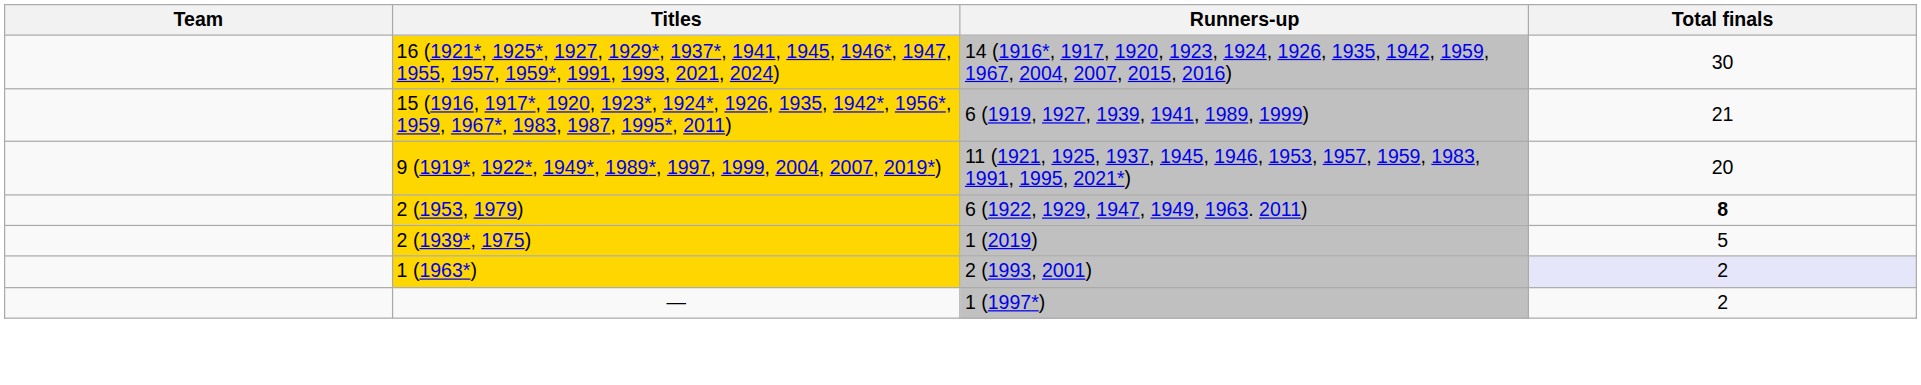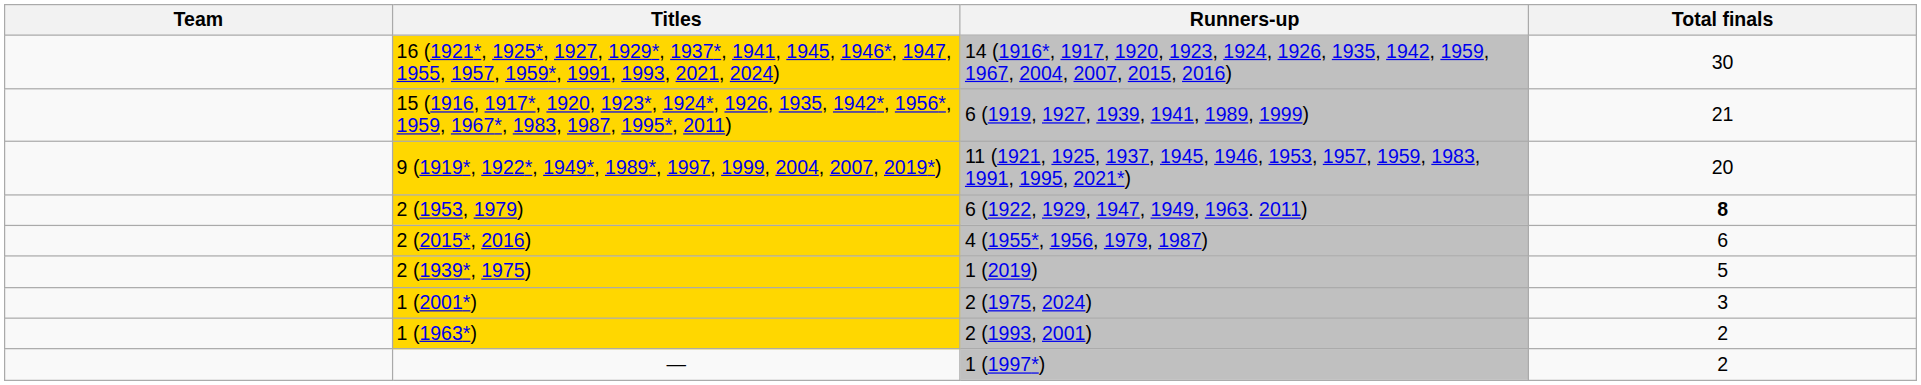+ row: (464, 240)
+ row: (437, 302)
(1723, 271) lavender background -> (1723, 333) no background
